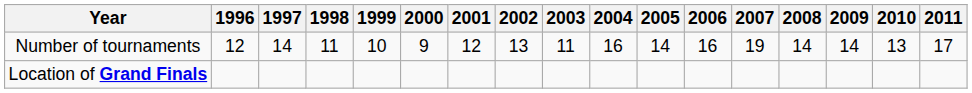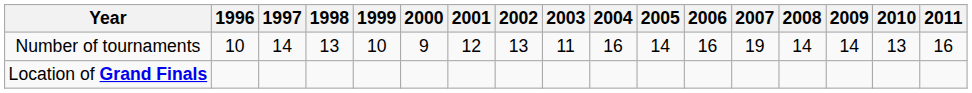(235, 46) 12 -> (235, 46) 10
(329, 46) 11 -> (329, 46) 13
(943, 46) 17 -> (943, 46) 16
